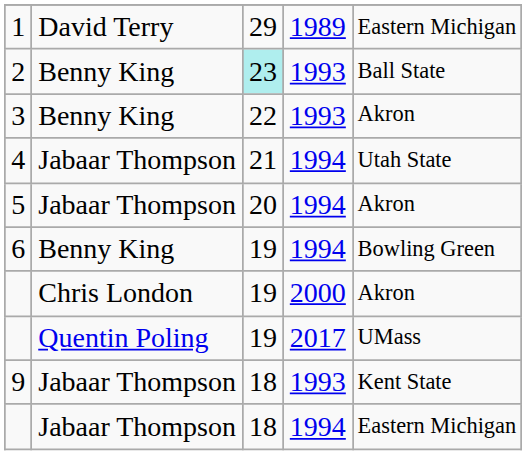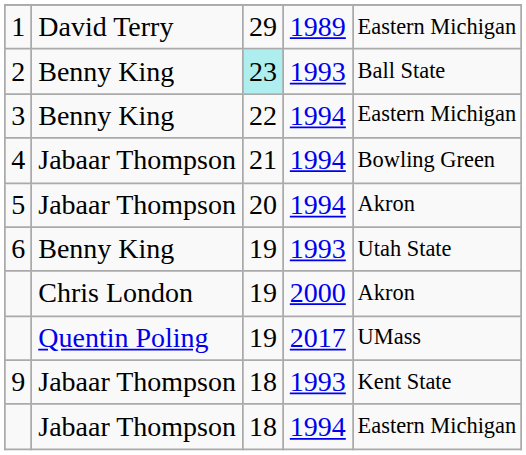(318, 115) 1993 -> (318, 115) 1994
(386, 115) Akron -> (437, 115) Eastern Michigan
(405, 159) Utah State -> (426, 159) Bowling Green
(318, 248) 1994 -> (318, 248) 1993
(426, 248) Bowling Green -> (405, 248) Utah State
